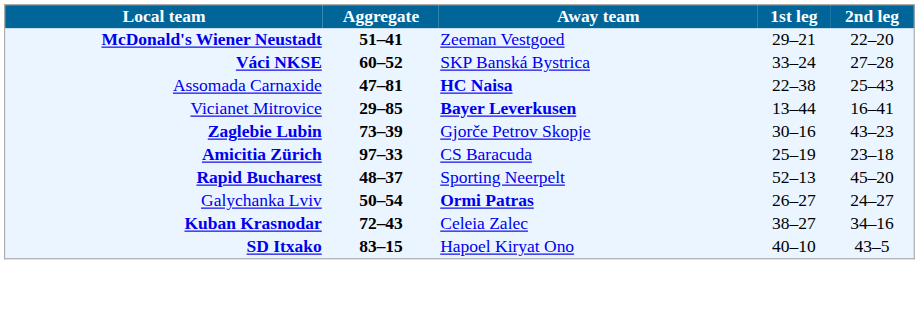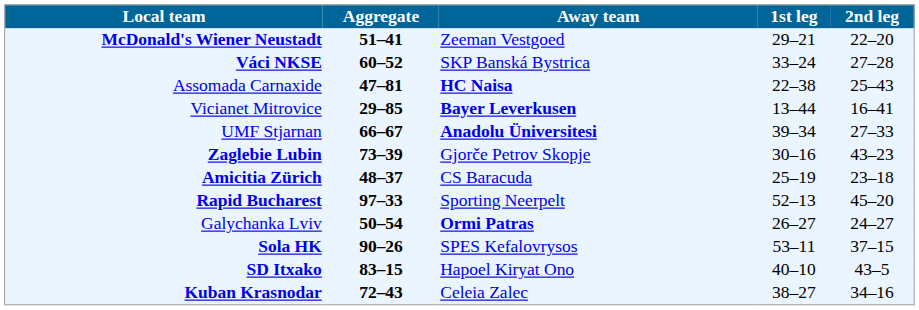+ row: (272, 131)
(381, 154) 97–33 -> (381, 177) 48–37
(381, 177) 48–37 -> (381, 200) 97–33
+ row: (290, 246)
rows swapped: (253, 223) <-> (284, 246)
